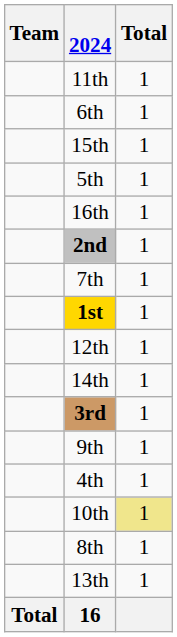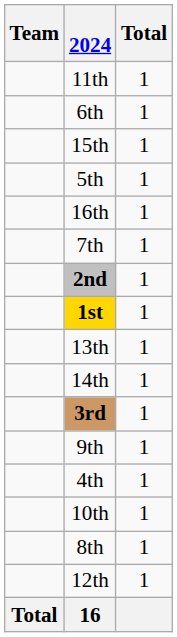rows swapped: (90, 279) <-> (90, 245)
rows swapped: (90, 346) <-> (90, 580)
(144, 513) khaki background -> (144, 513) no background
